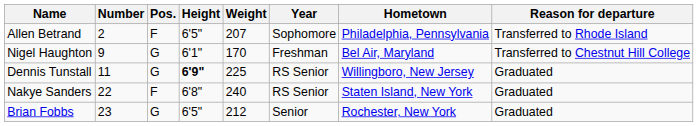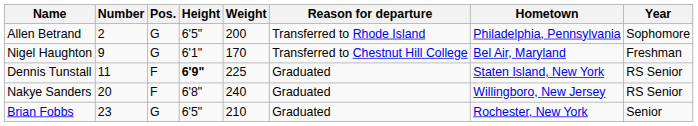columns swapped: (304, 14) <-> (592, 14)
(154, 33) F -> (155, 33) G
(236, 33) 207 -> (236, 33) 200
(155, 72) G -> (154, 72) F
(408, 72) Willingboro, New Jersey -> (539, 72) Staten Island, New York
(105, 92) 22 -> (105, 92) 20
(407, 92) Staten Island, New York -> (539, 92) Willingboro, New Jersey
(236, 111) 212 -> (236, 111) 210
